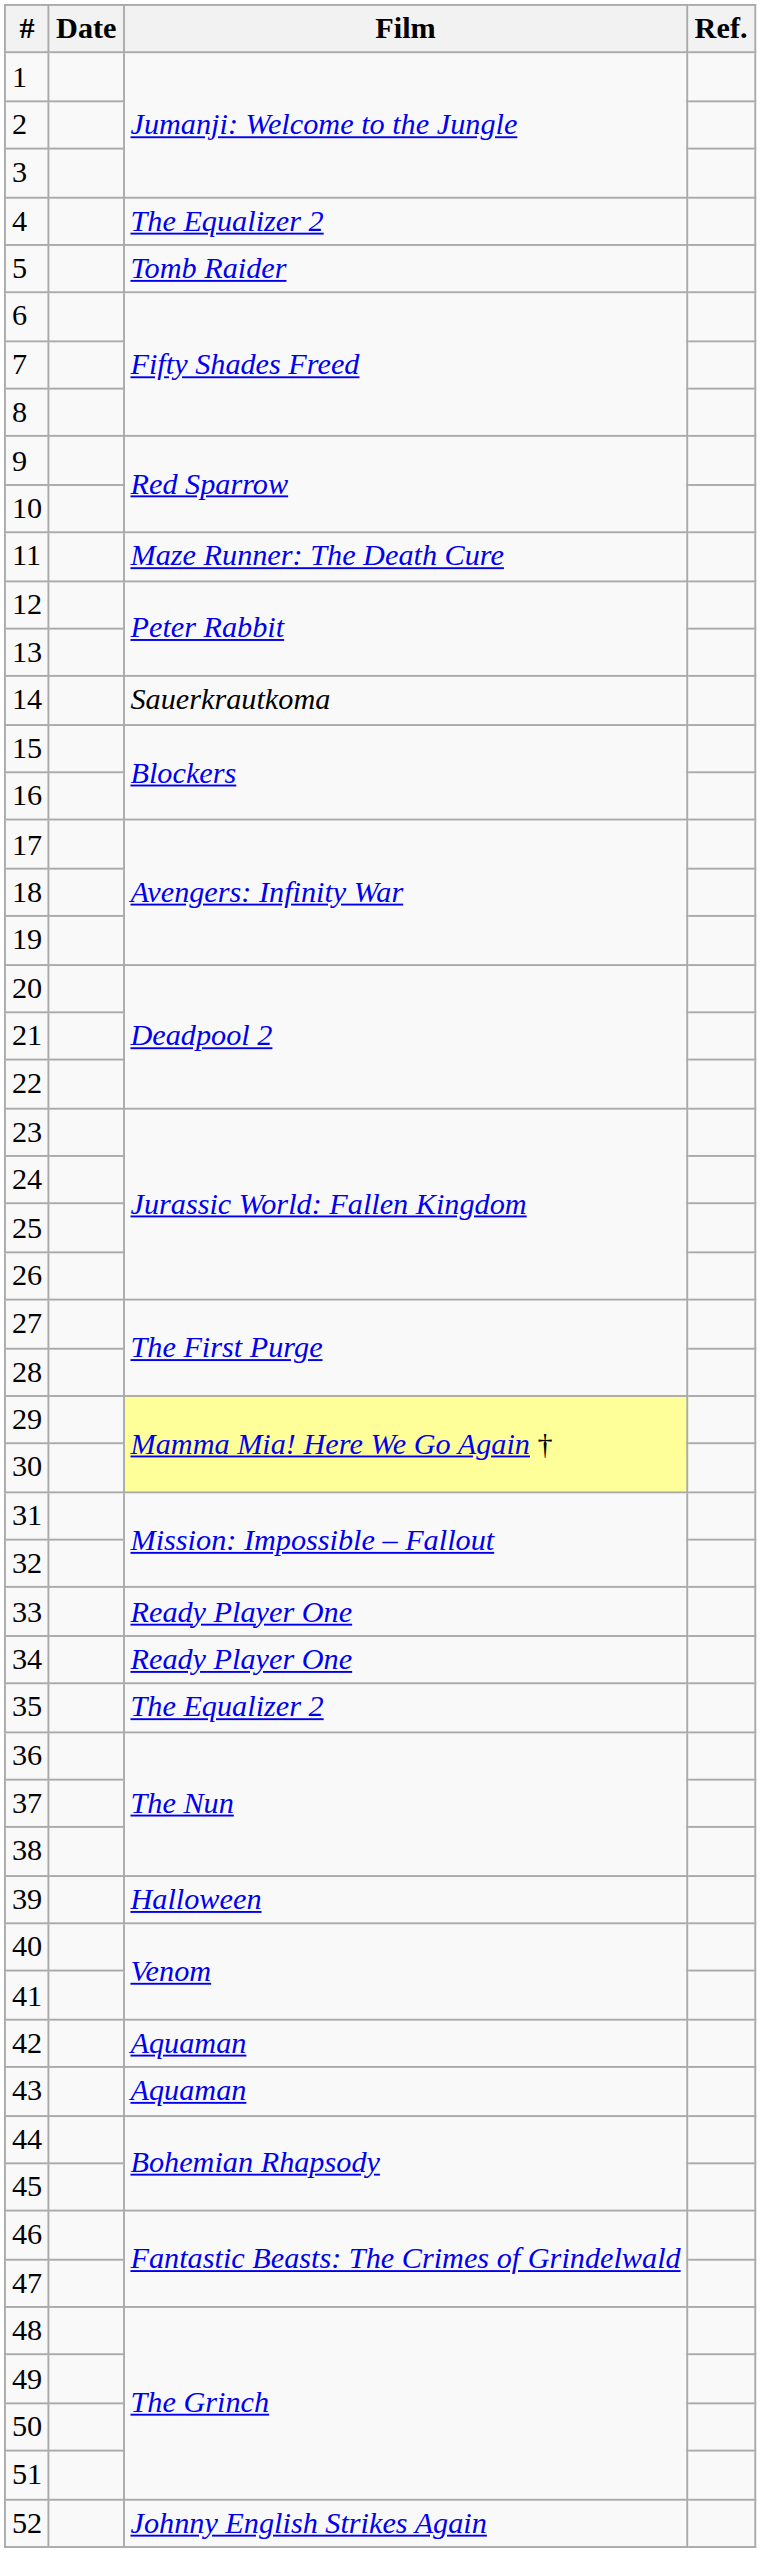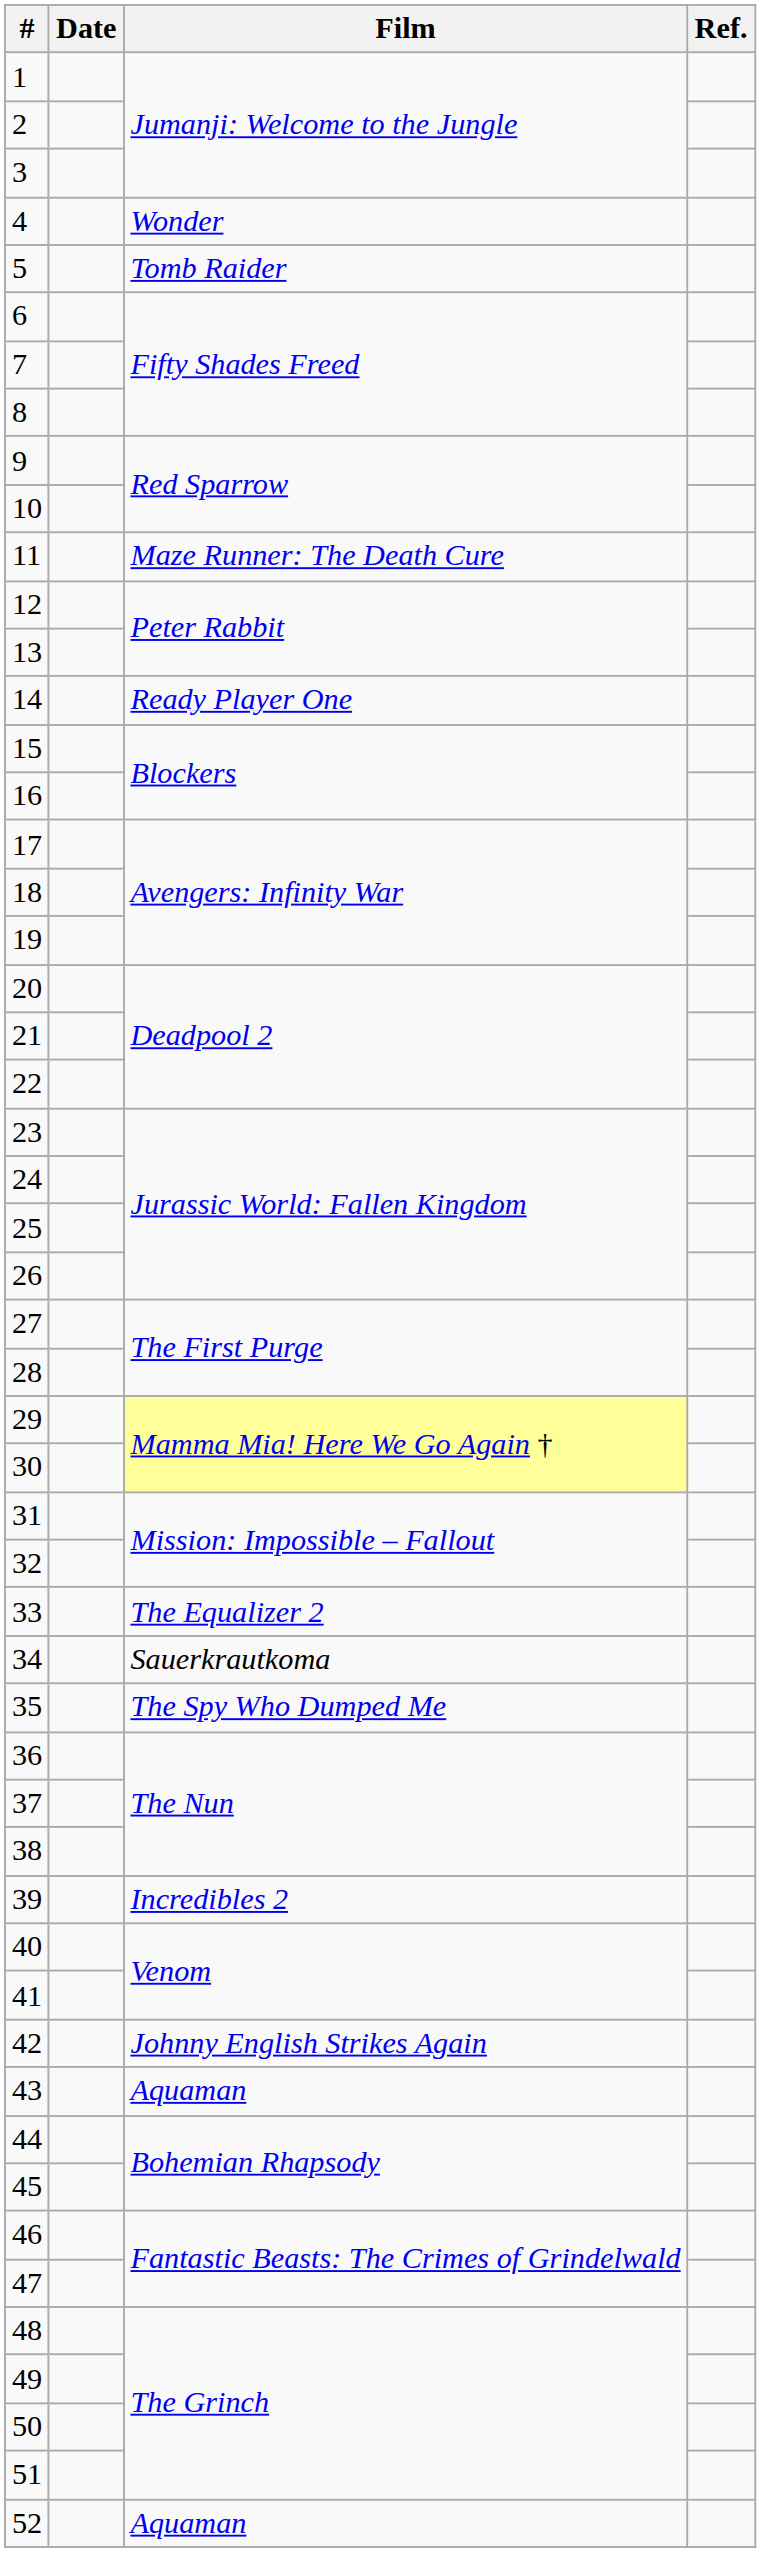(227, 220) The Equalizer 2 -> (177, 220) Wonder
(230, 699) Sauerkrautkoma -> (241, 699) Ready Player One
(241, 1611) Ready Player One -> (227, 1611) The Equalizer 2
(241, 1659) Ready Player One -> (230, 1659) Sauerkrautkoma
(227, 1707) The Equalizer 2 -> (288, 1707) The Spy Who Dumped Me
(196, 1898) Halloween -> (209, 1898) Incredibles 2
(188, 2042) Aquaman -> (309, 2042) Johnny English Strikes Again
(309, 2522) Johnny English Strikes Again -> (188, 2522) Aquaman
